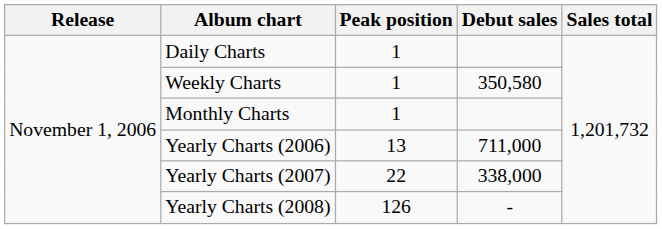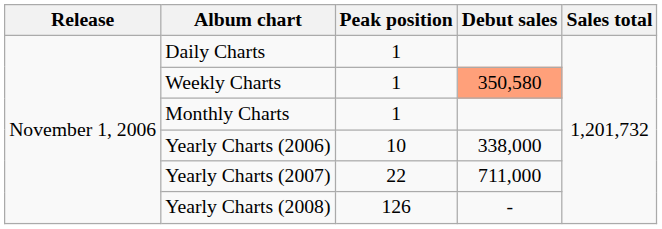(510, 82) no background -> (510, 82) lightsalmon background
(396, 144) 13 -> (396, 144) 10
(510, 144) 711,000 -> (510, 144) 338,000
(510, 176) 338,000 -> (510, 176) 711,000
